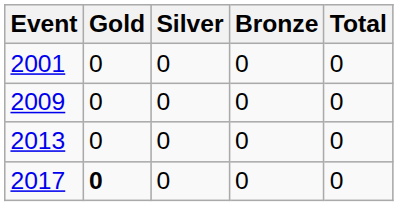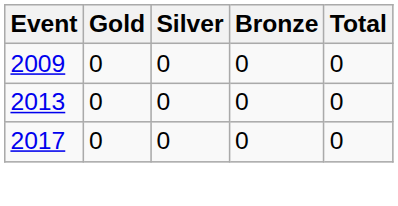- row: (38, 63)
(96, 180) bold -> (96, 141) normal
